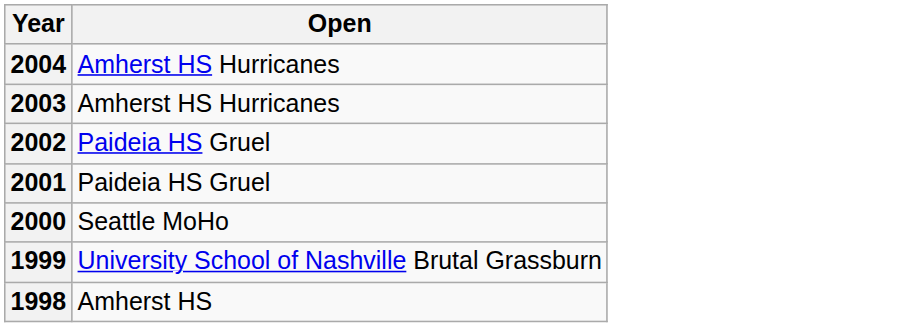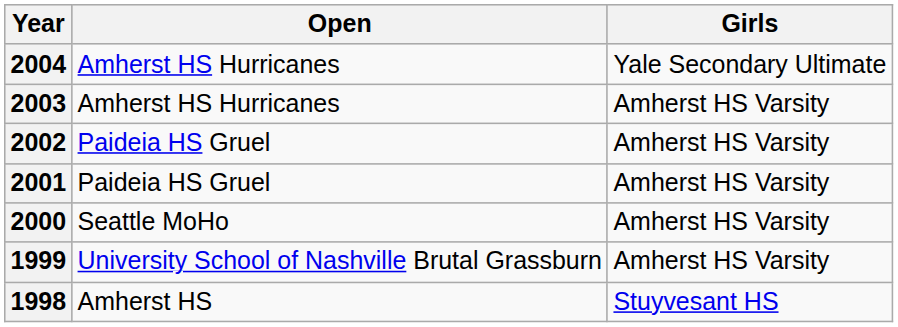+ column: (750, 24)
